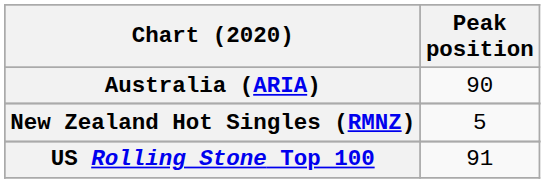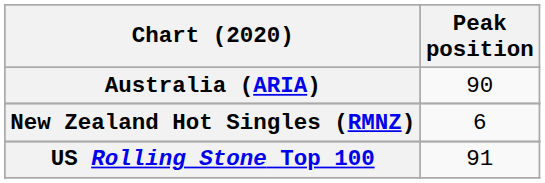(480, 122) 5 -> (480, 122) 6
